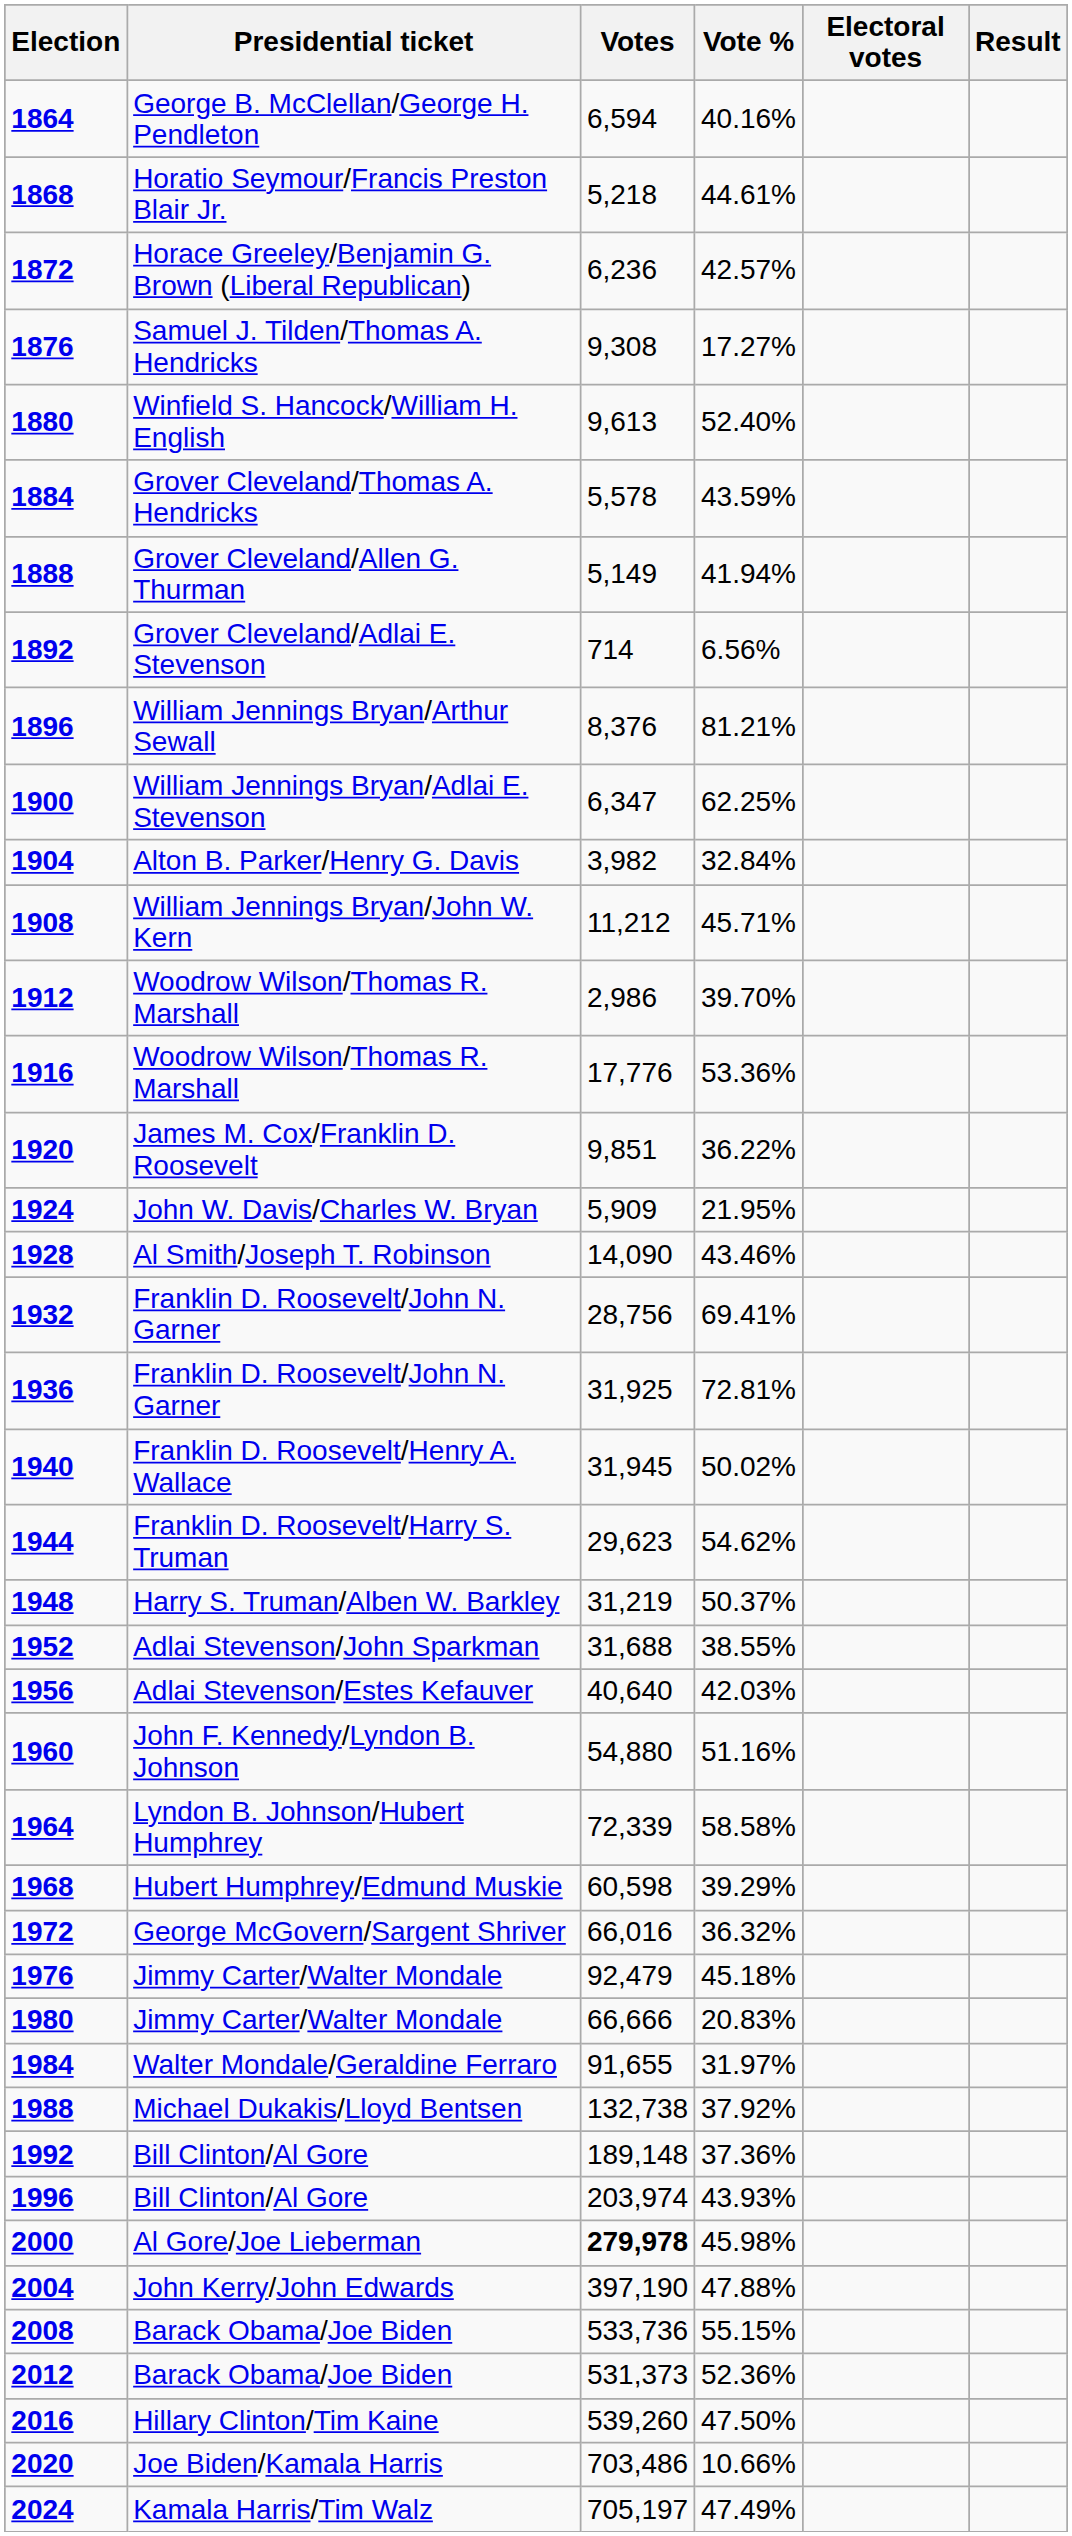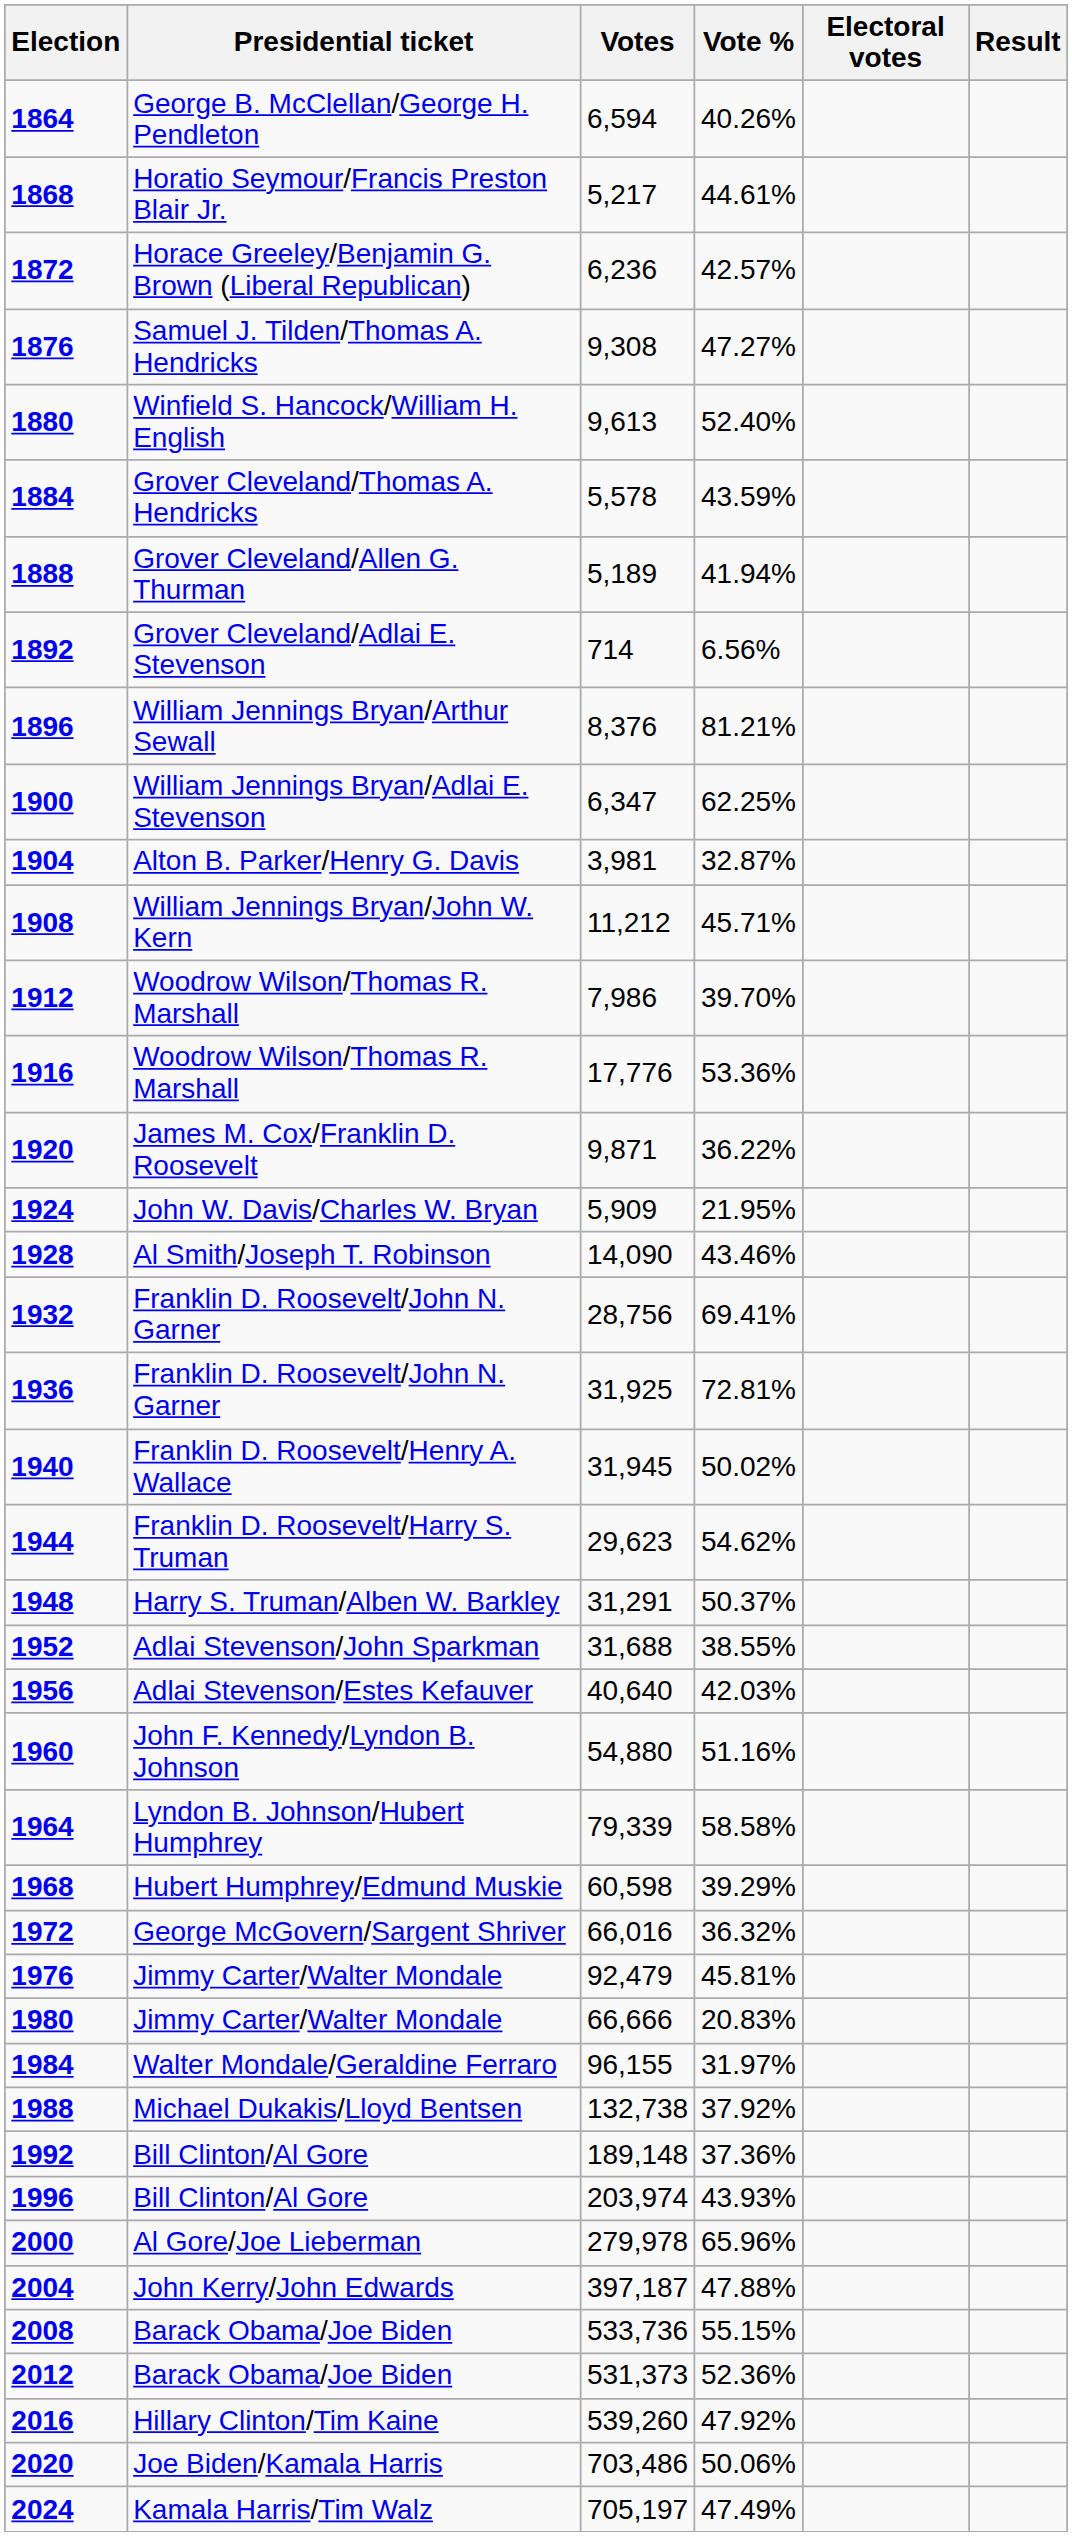(749, 118) 40.16% -> (749, 118) 40.26%
(622, 194) 5,218 -> (622, 194) 5,217
(749, 346) 17.27% -> (749, 346) 47.27%
(622, 573) 5,149 -> (622, 573) 5,189
(622, 861) 3,982 -> (622, 861) 3,981
(749, 861) 32.84% -> (749, 861) 32.87%
(622, 997) 2,986 -> (622, 997) 7,986
(622, 1149) 9,851 -> (622, 1149) 9,871
(630, 1602) 31,219 -> (630, 1602) 31,291
(630, 1827) 72,339 -> (630, 1827) 79,339
(749, 1975) 45.18% -> (749, 1975) 45.81%
(630, 2064) 91,655 -> (630, 2064) 96,155
(638, 2242) bold -> (638, 2242) normal
(749, 2242) 45.98% -> (749, 2242) 65.96%
(638, 2286) 397,190 -> (638, 2286) 397,187
(749, 2420) 47.50% -> (749, 2420) 47.92%
(749, 2464) 10.66% -> (749, 2464) 50.06%
